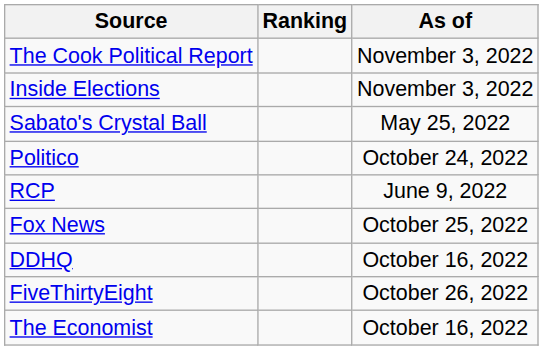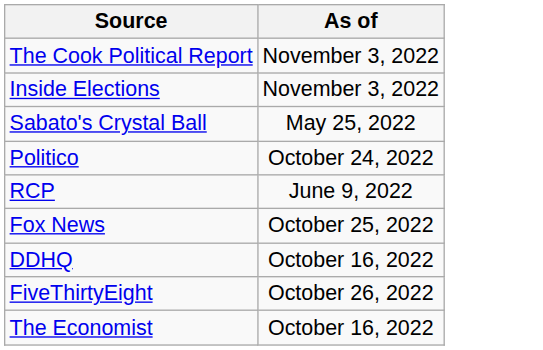- column: (305, 21)
